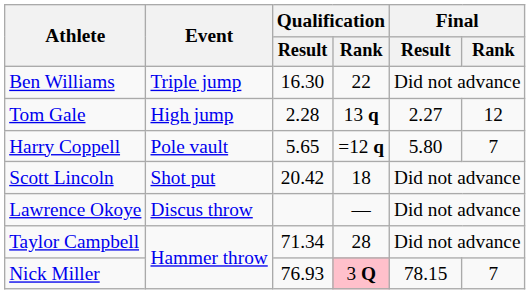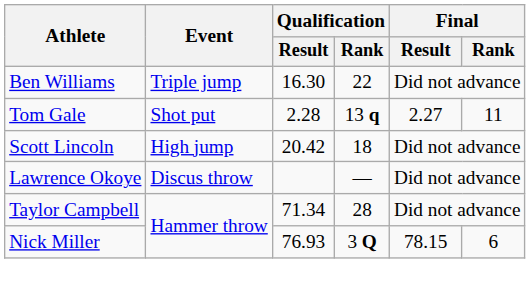(192, 114) High jump -> (183, 114) Shot put
(493, 114) 12 -> (493, 114) 11
- row: (65, 146)
(183, 178) Shot put -> (192, 146) High jump
(361, 273) pink background -> (362, 241) no background
(493, 273) 7 -> (493, 241) 6
